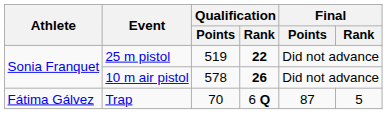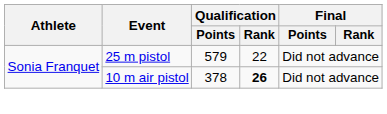(216, 57) 519 -> (216, 57) 579
(259, 57) bold -> (259, 57) normal
(216, 78) 578 -> (216, 78) 378
- row: (119, 99)
